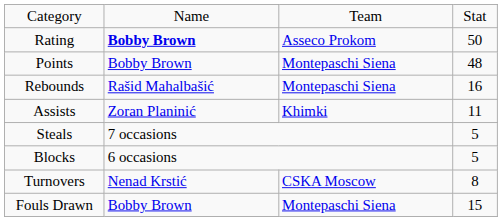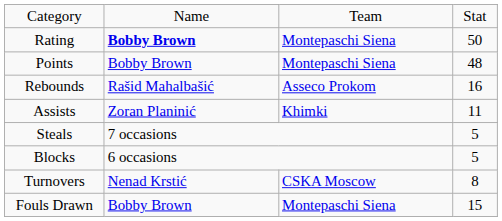(329, 39) Asseco Prokom -> (339, 39) Montepaschi Siena
(339, 87) Montepaschi Siena -> (329, 87) Asseco Prokom
